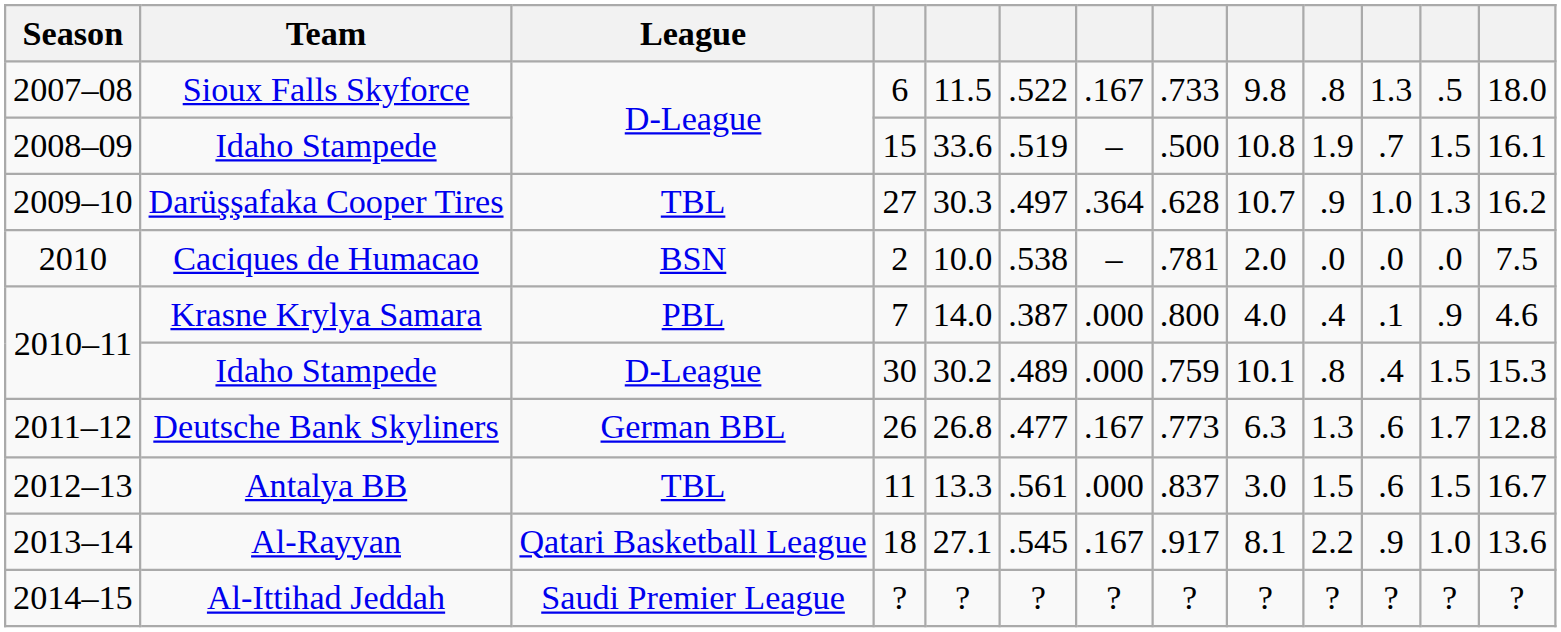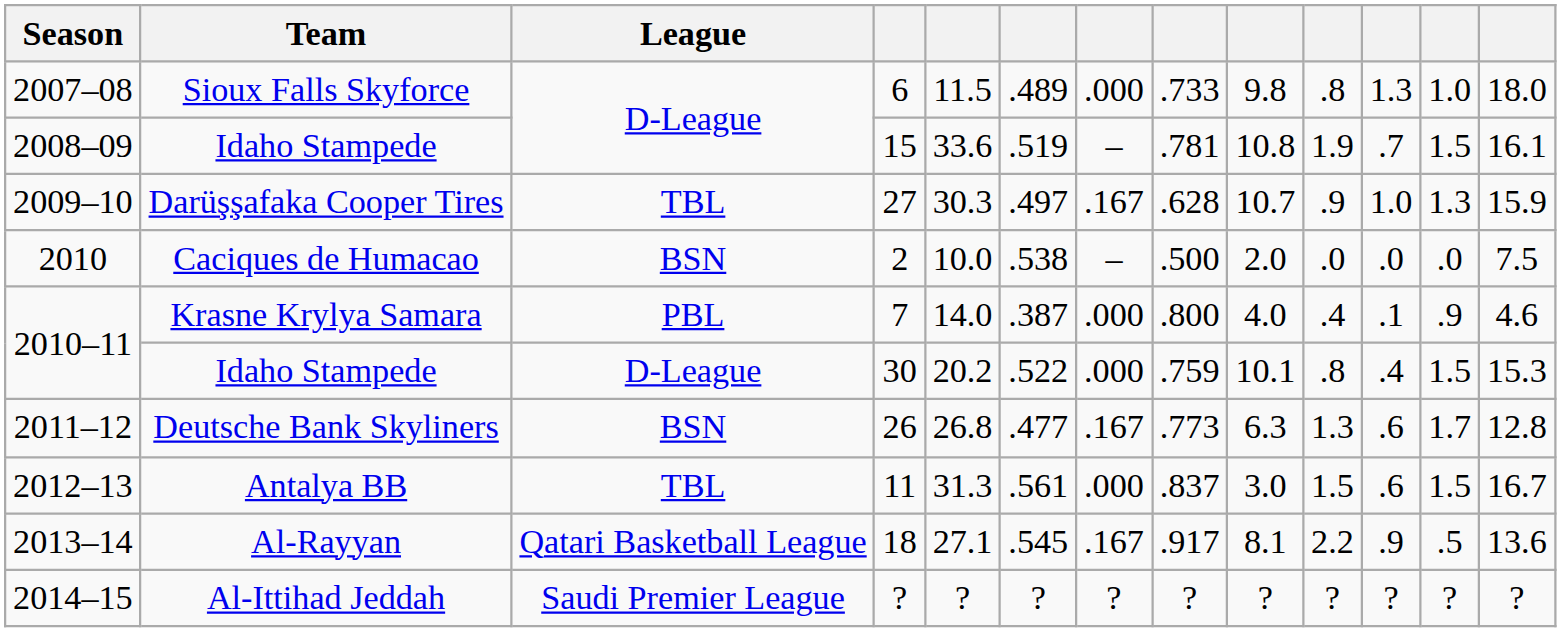(1038, 89) .522 -> (1038, 89) .489
(1114, 89) .167 -> (1114, 89) .000
(1450, 89) .5 -> (1450, 89) 1.0
(1190, 145) .500 -> (1190, 145) .781
(1114, 202) .364 -> (1114, 202) .167
(1517, 202) 16.2 -> (1517, 202) 15.9
(1190, 258) .781 -> (1190, 258) .500
(963, 371) 30.2 -> (963, 371) 20.2
(1038, 371) .489 -> (1038, 371) .522
(693, 427) German BBL -> (693, 427) BSN
(963, 484) 13.3 -> (963, 484) 31.3
(1450, 540) 1.0 -> (1450, 540) .5
